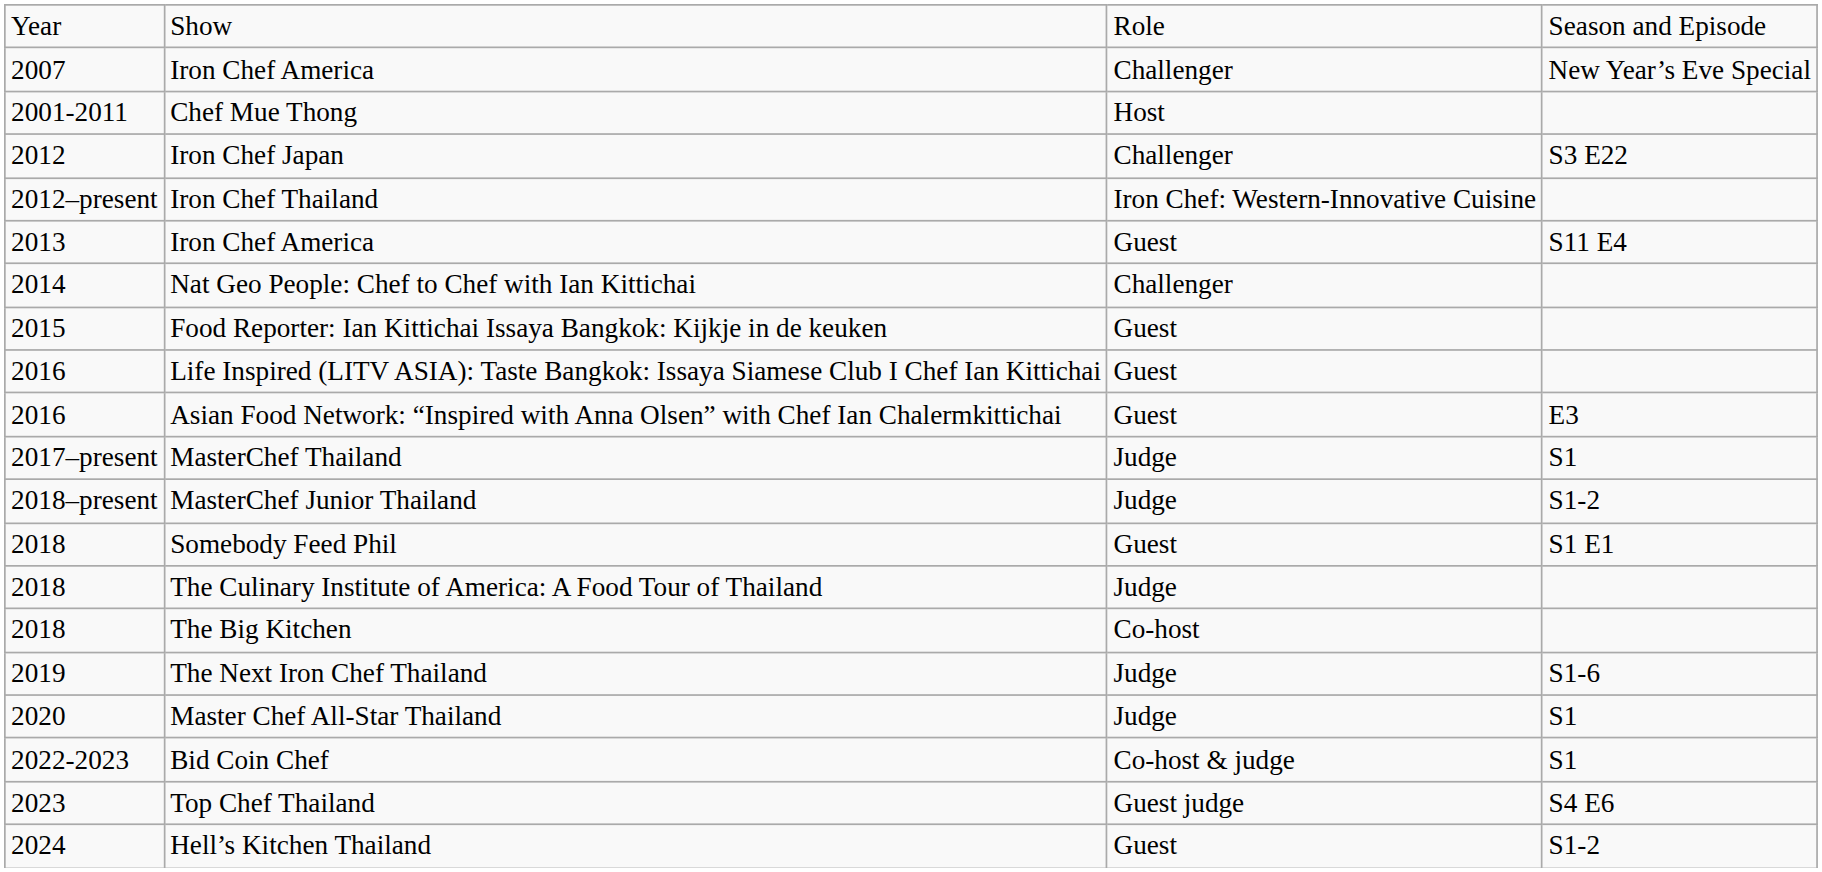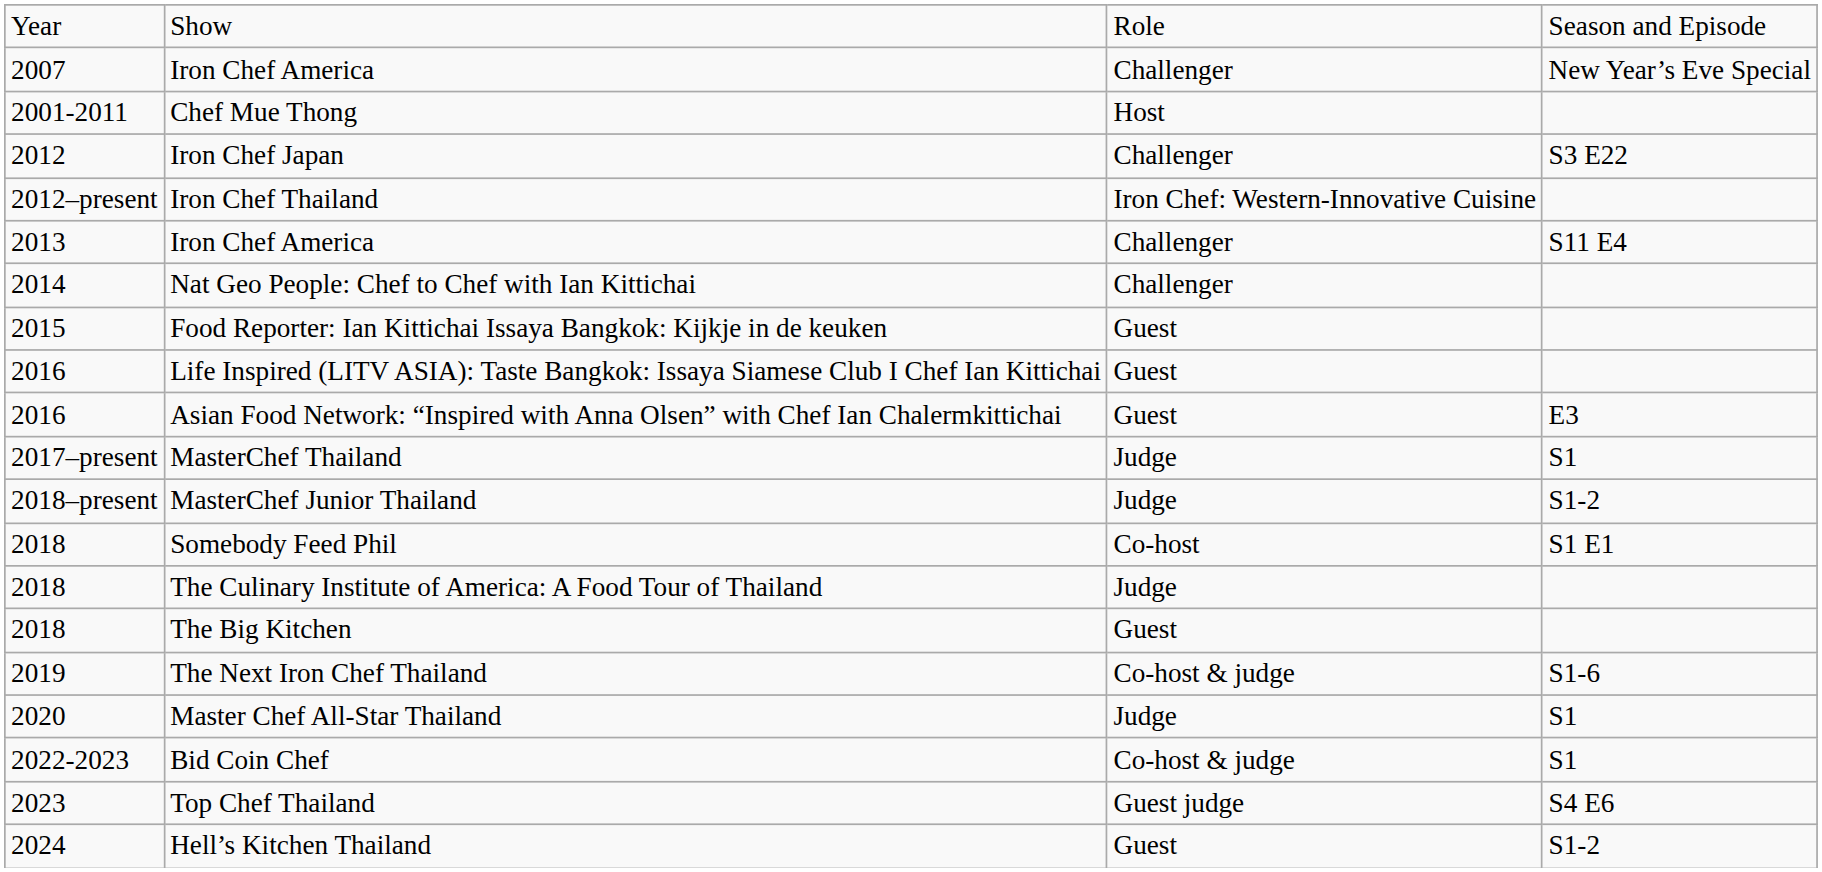(1145, 241) Guest -> (1173, 241) Challenger
(1145, 543) Guest -> (1157, 543) Co-host
(1157, 629) Co-host -> (1145, 629) Guest
(1145, 673) Judge -> (1204, 673) Co-host & judge
